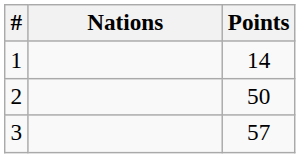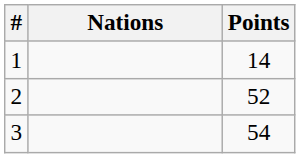(259, 96) 50 -> (259, 96) 52
(259, 133) 57 -> (259, 133) 54
